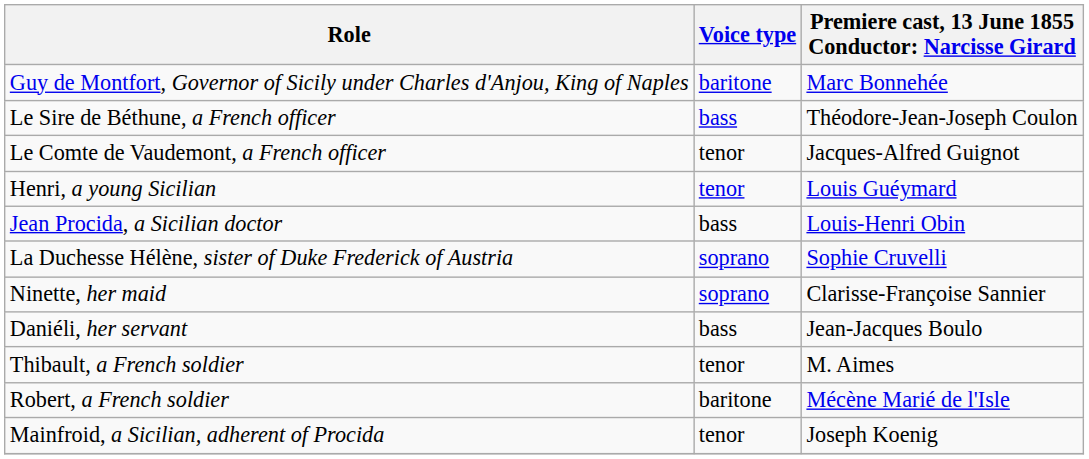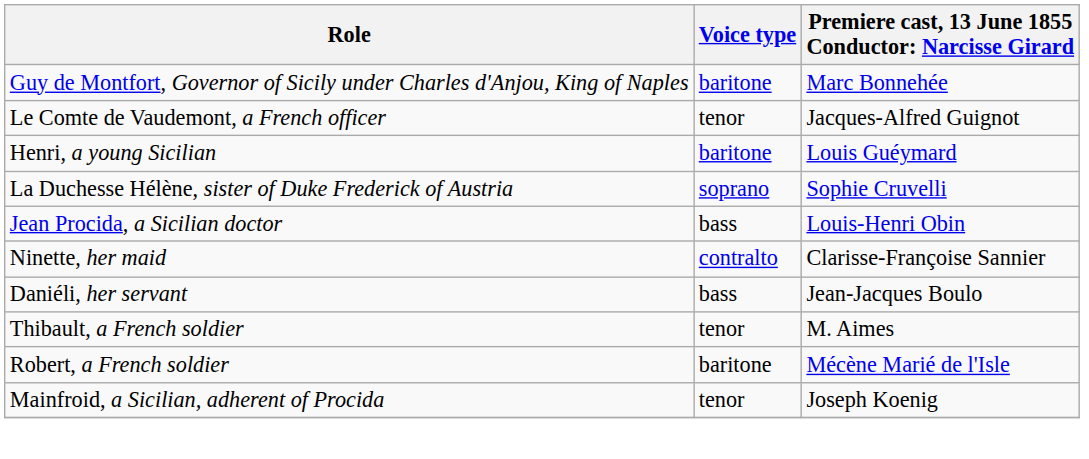- row: (173, 117)
(722, 188) tenor -> (735, 152) baritone
rows swapped: (146, 223) <-> (262, 258)
(734, 294) soprano -> (738, 258) contralto
